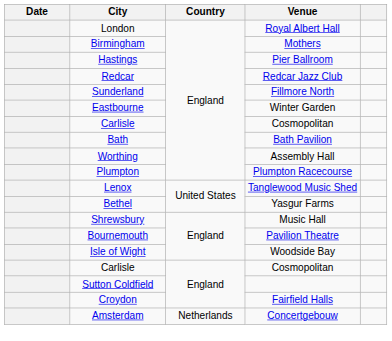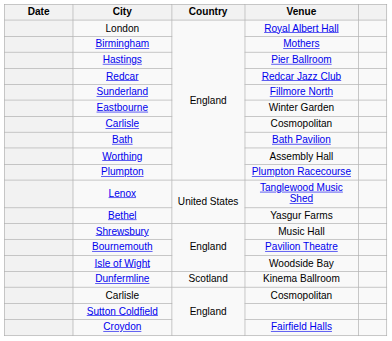+ row: (122, 279)
- row: (118, 316)
